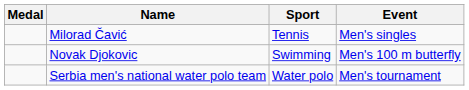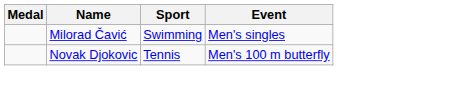(290, 35) Tennis -> (173, 35) Swimming
(301, 55) Swimming -> (162, 55) Tennis
- row: (158, 75)
